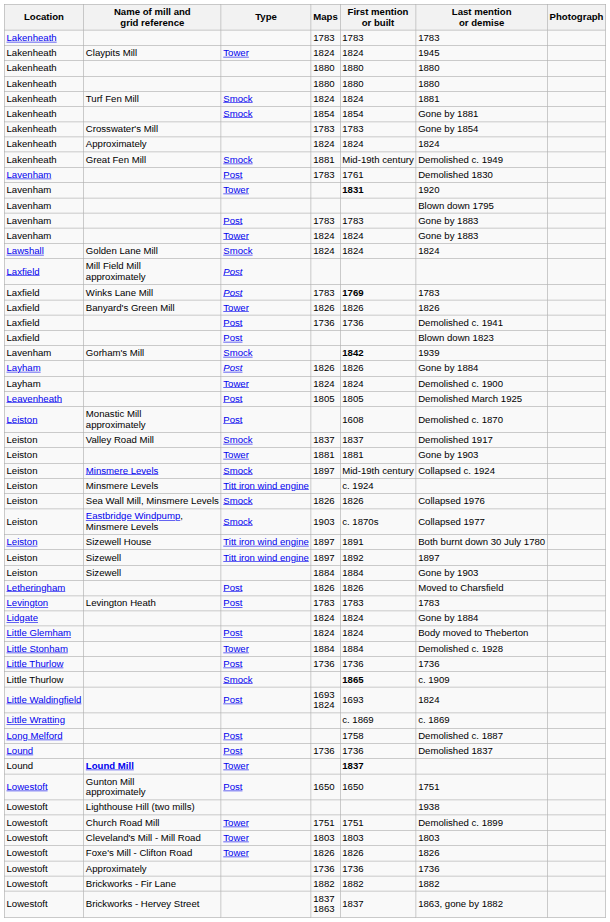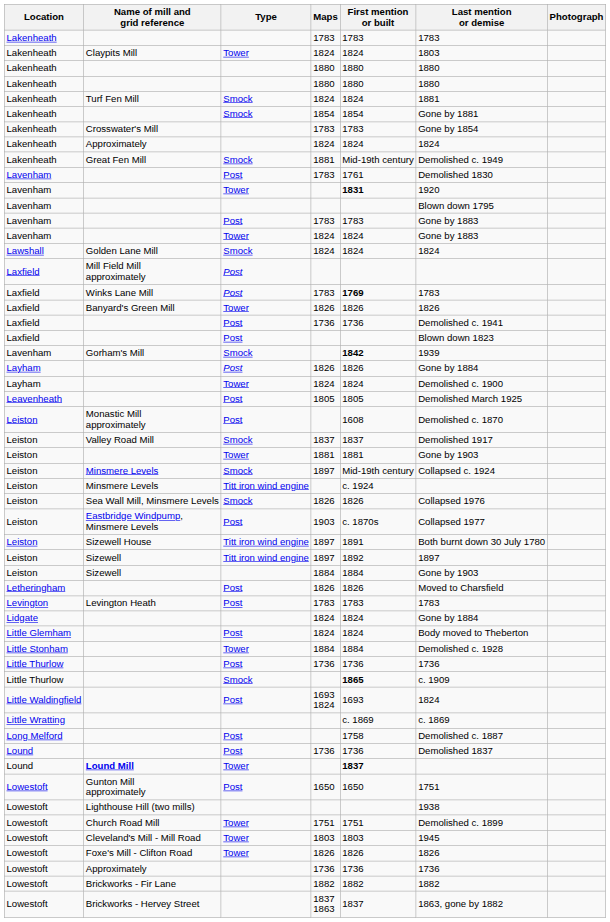(429, 53) 1945 -> (429, 53) 1803
(238, 521) Smock -> (233, 521) Post
(429, 838) 1803 -> (429, 838) 1945
